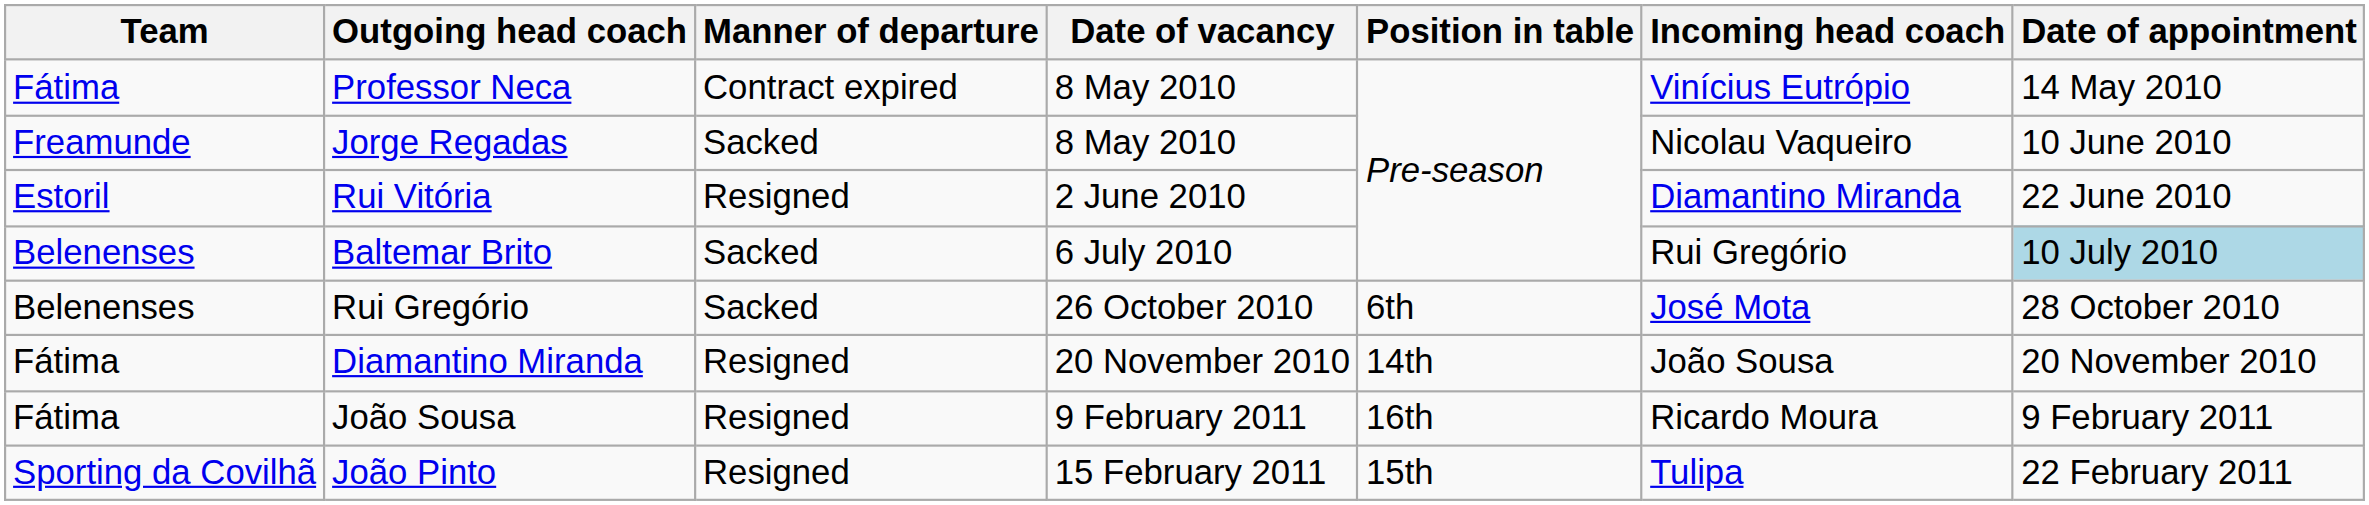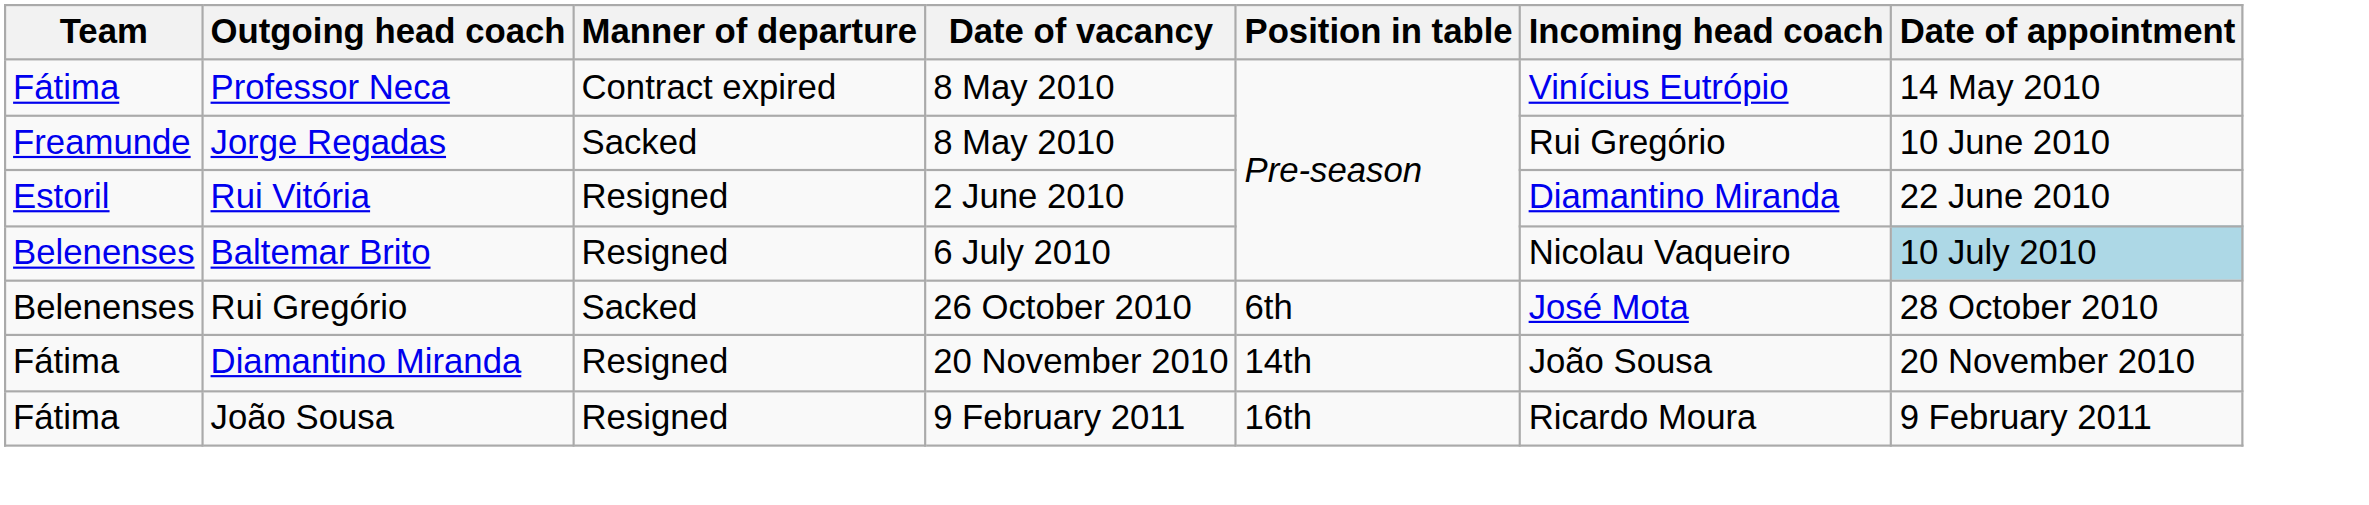(1781, 142) Nicolau Vaqueiro -> (1627, 142) Rui Gregório
(761, 252) Sacked -> (655, 252) Resigned
(1749, 252) Rui Gregório -> (1660, 252) Nicolau Vaqueiro
- row: (414, 472)
